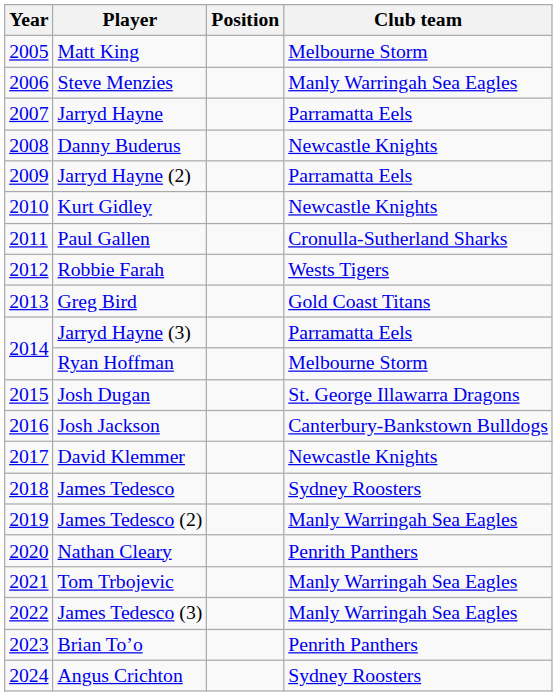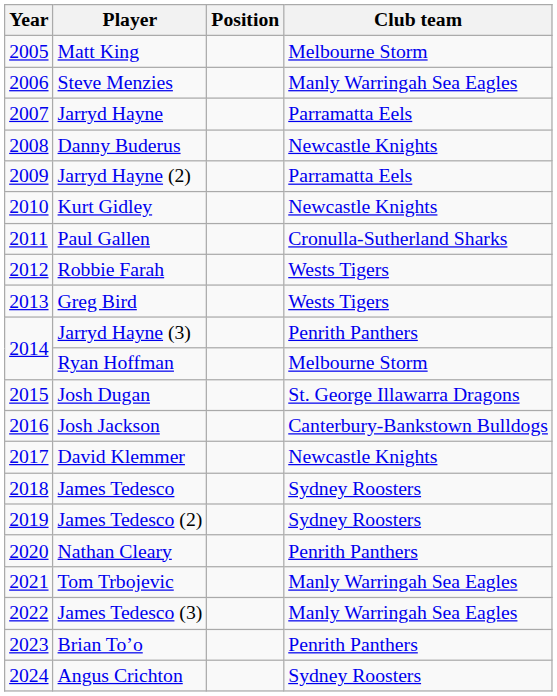(359, 301) Gold Coast Titans -> (339, 301) Wests Tigers
(350, 332) Parramatta Eels -> (353, 332) Penrith Panthers
(403, 519) Manly Warringah Sea Eagles -> (355, 519) Sydney Roosters
